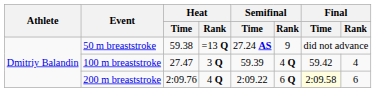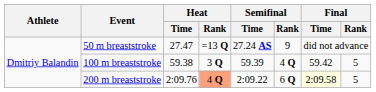(181, 46) 59.38 -> (181, 46) 27.47
(181, 62) 27.47 -> (181, 62) 59.38
(356, 62) 4 -> (356, 62) 5
(215, 79) no background -> (215, 79) lightsalmon background
(356, 79) 6 -> (356, 79) 5
